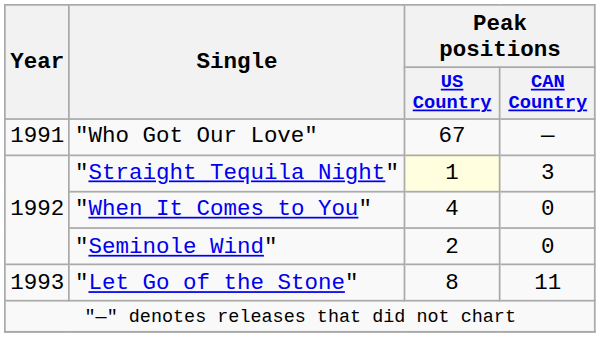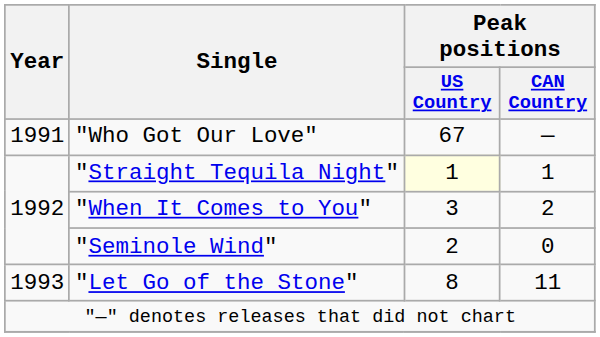(548, 173) 3 -> (548, 173) 1
(452, 210) 4 -> (452, 210) 3
(548, 210) 0 -> (548, 210) 2
